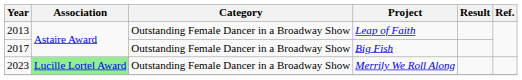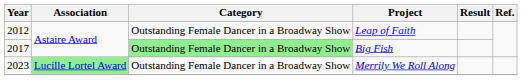(18, 30) 2013 -> (18, 30) 2012
(241, 48) no background -> (241, 48) lightgreen background
